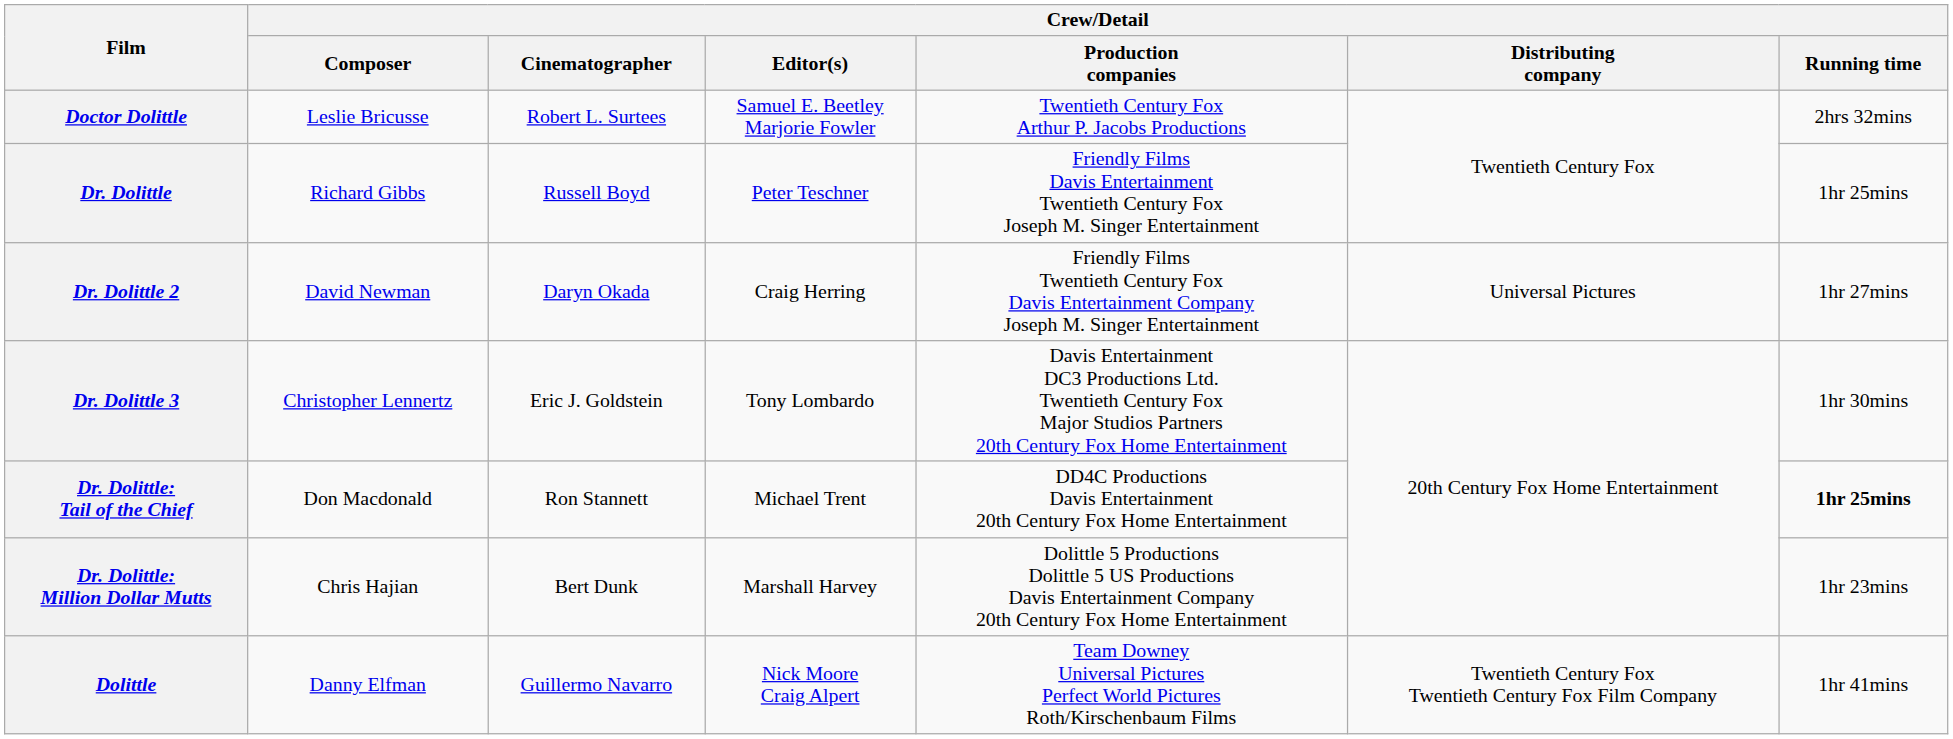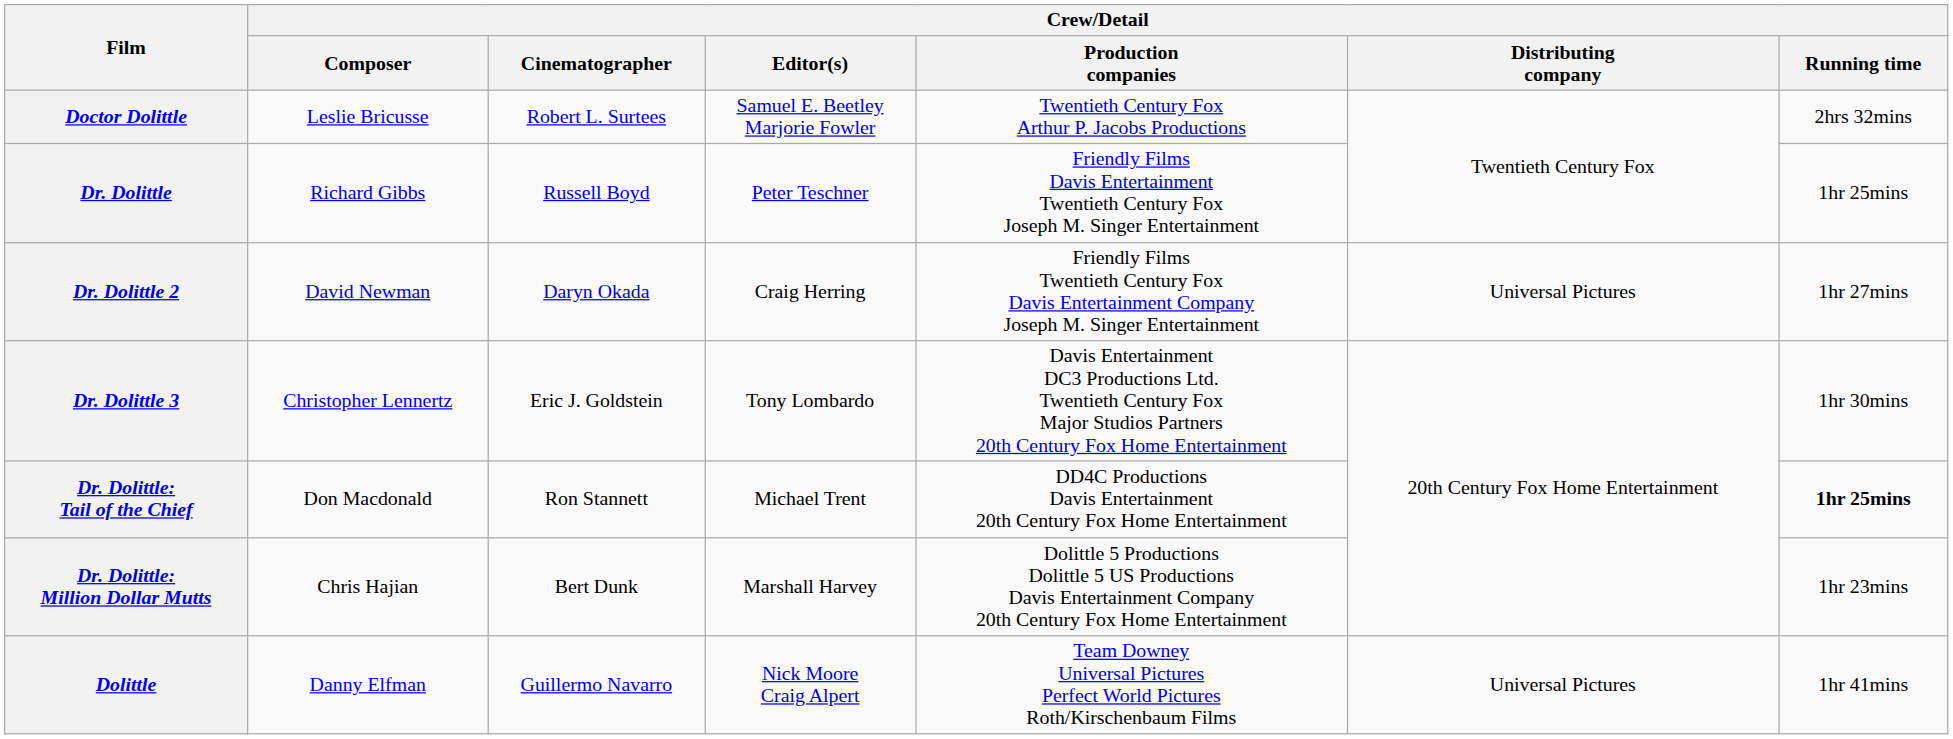(1563, 684) Twentieth Century Fox Twentieth Century Fox Film Company -> (1563, 684) Universal Pictures
